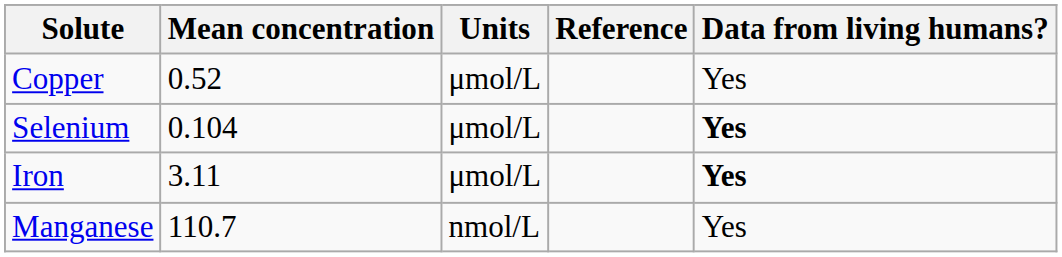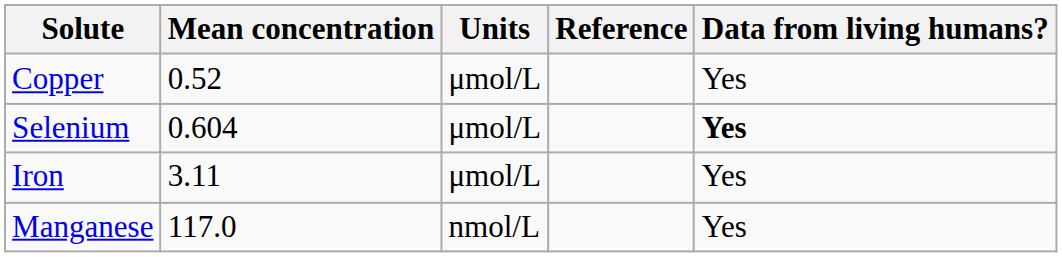(203, 127) 0.104 -> (203, 127) 0.604
(724, 176) bold -> (724, 176) normal
(202, 226) 110.7 -> (202, 226) 117.0
